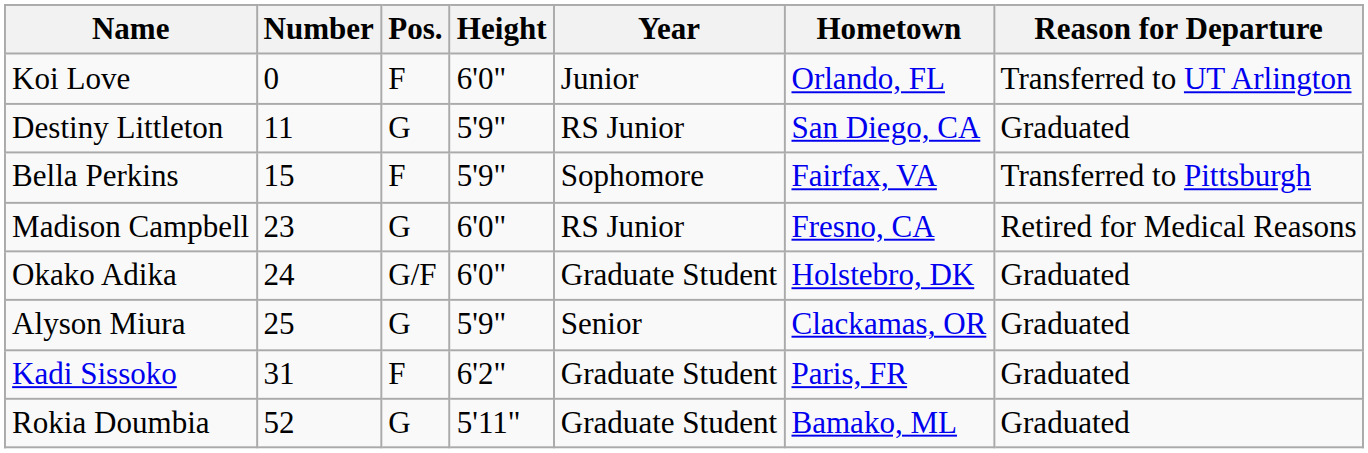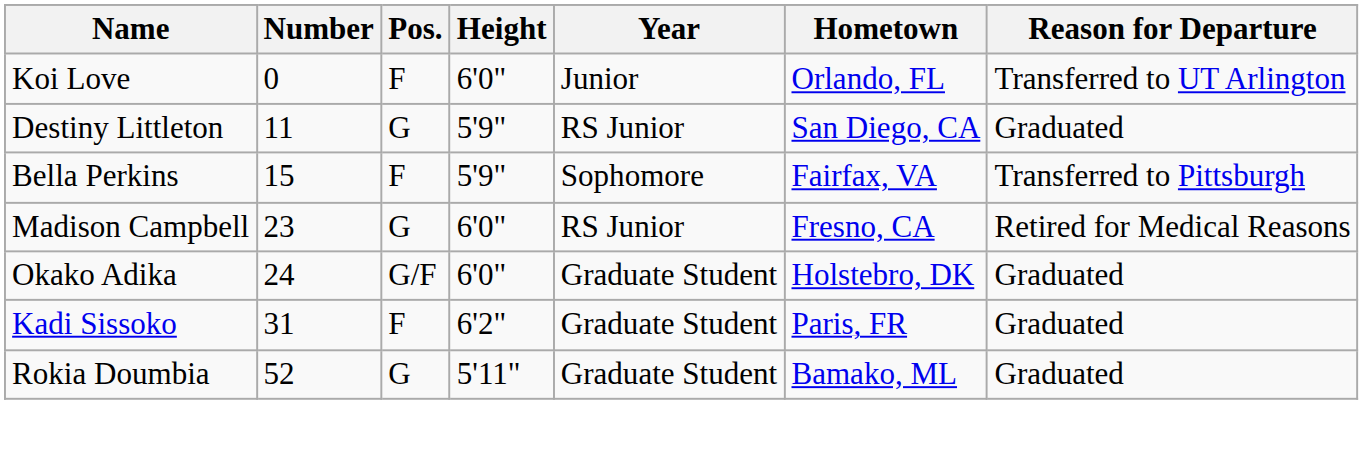- row: (99, 324)
